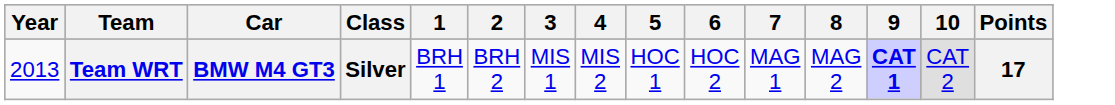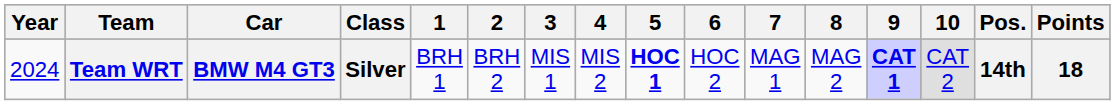+ column: (1003, 22)
(35, 69) 2013 -> (35, 69) 2024
(655, 69) normal -> (655, 69) bold
(1013, 69) 17 -> (1071, 69) 18
